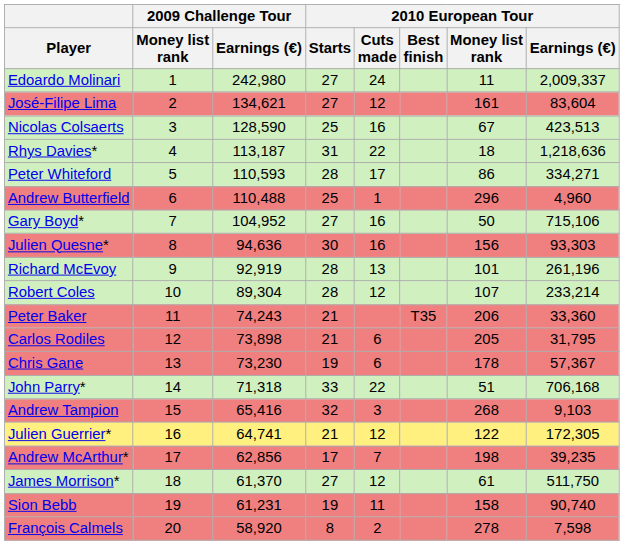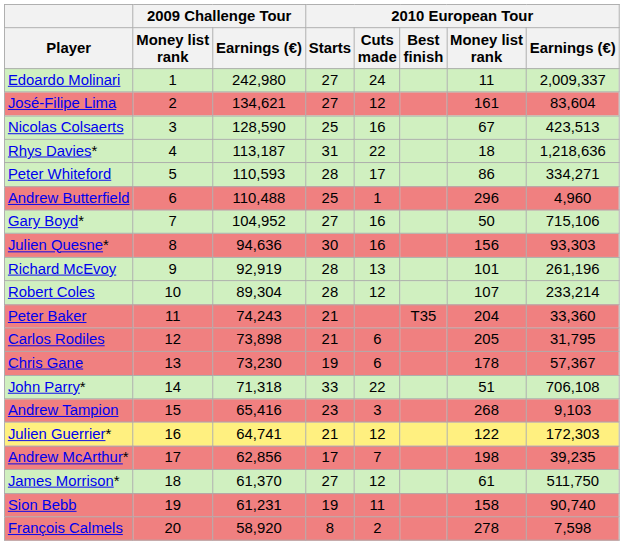(487, 316) 206 -> (487, 316) 204
(573, 387) 706,168 -> (573, 387) 706,108
(330, 410) 32 -> (330, 410) 23
(573, 434) 172,305 -> (573, 434) 172,303
